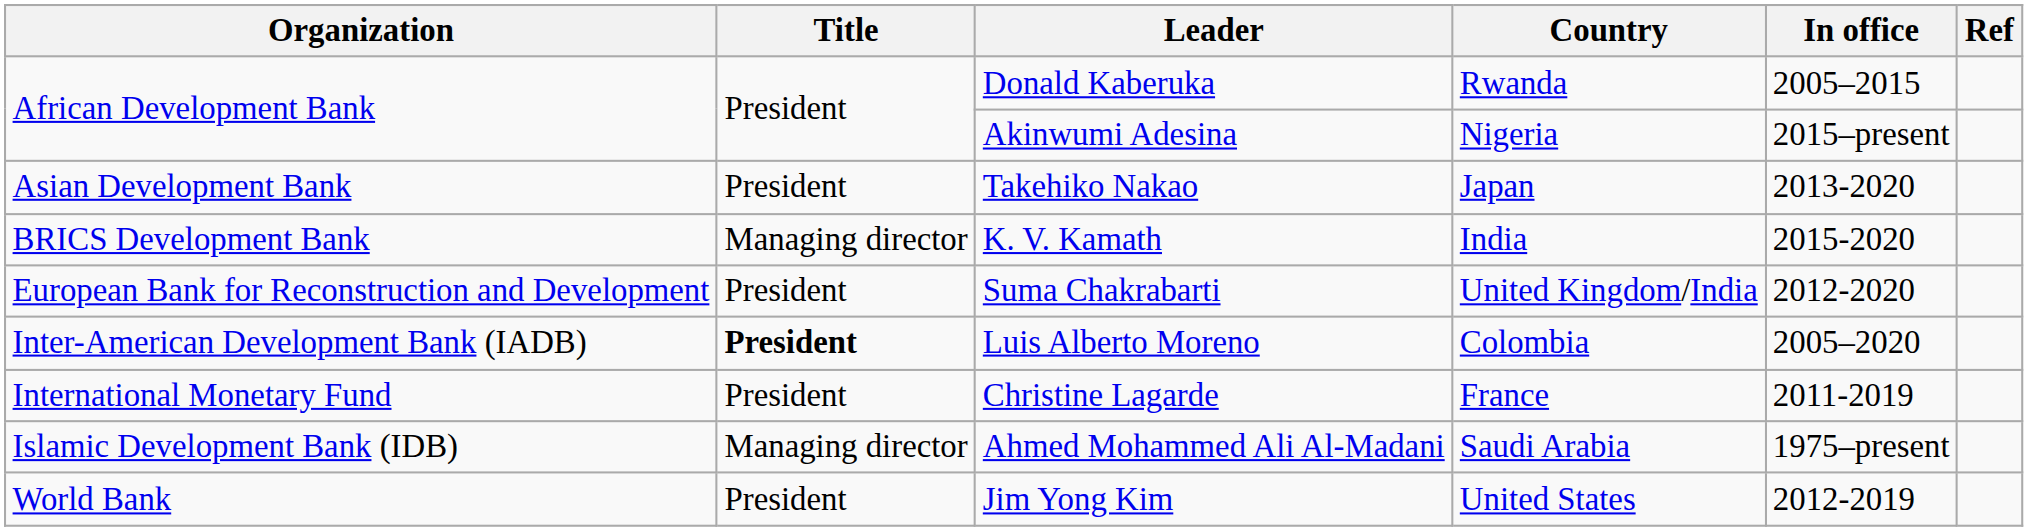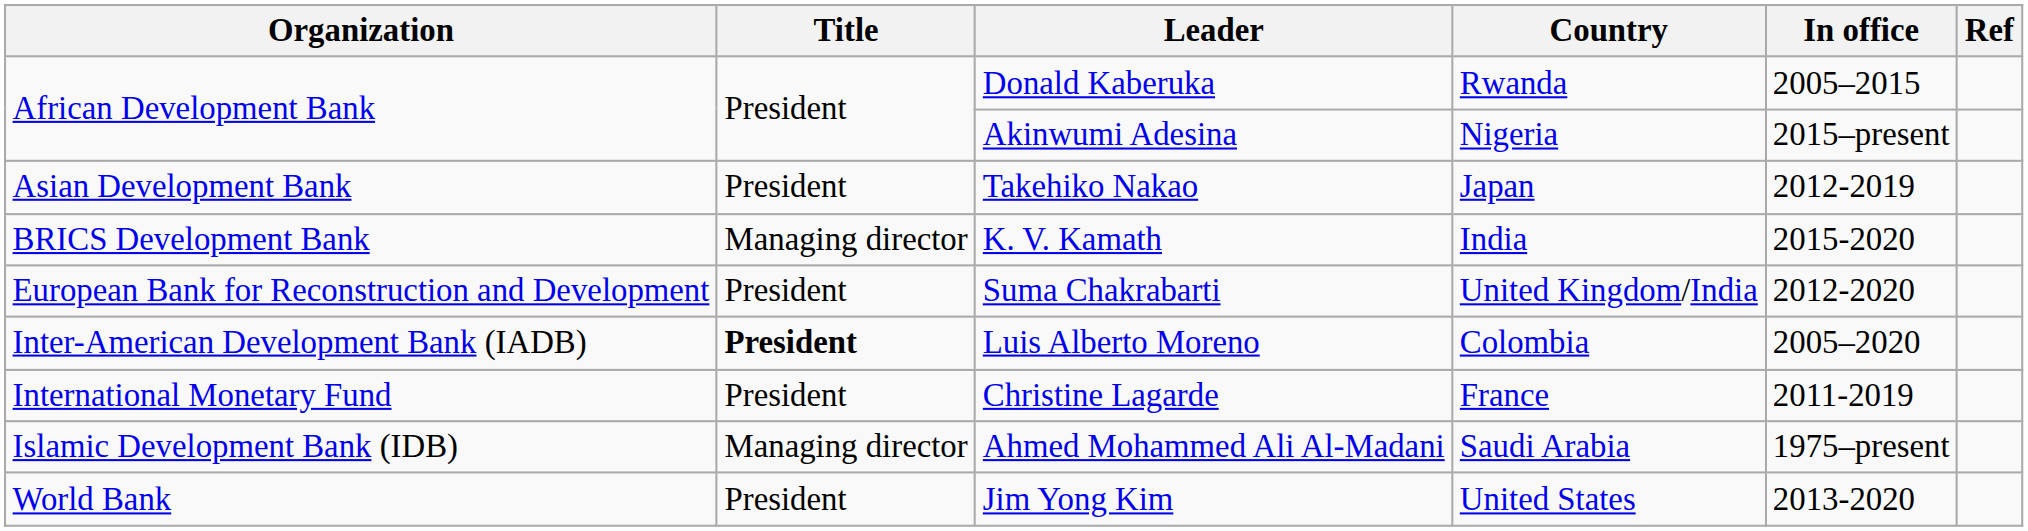(1844, 186) 2013-2020 -> (1844, 186) 2012-2019
(1844, 498) 2012-2019 -> (1844, 498) 2013-2020
